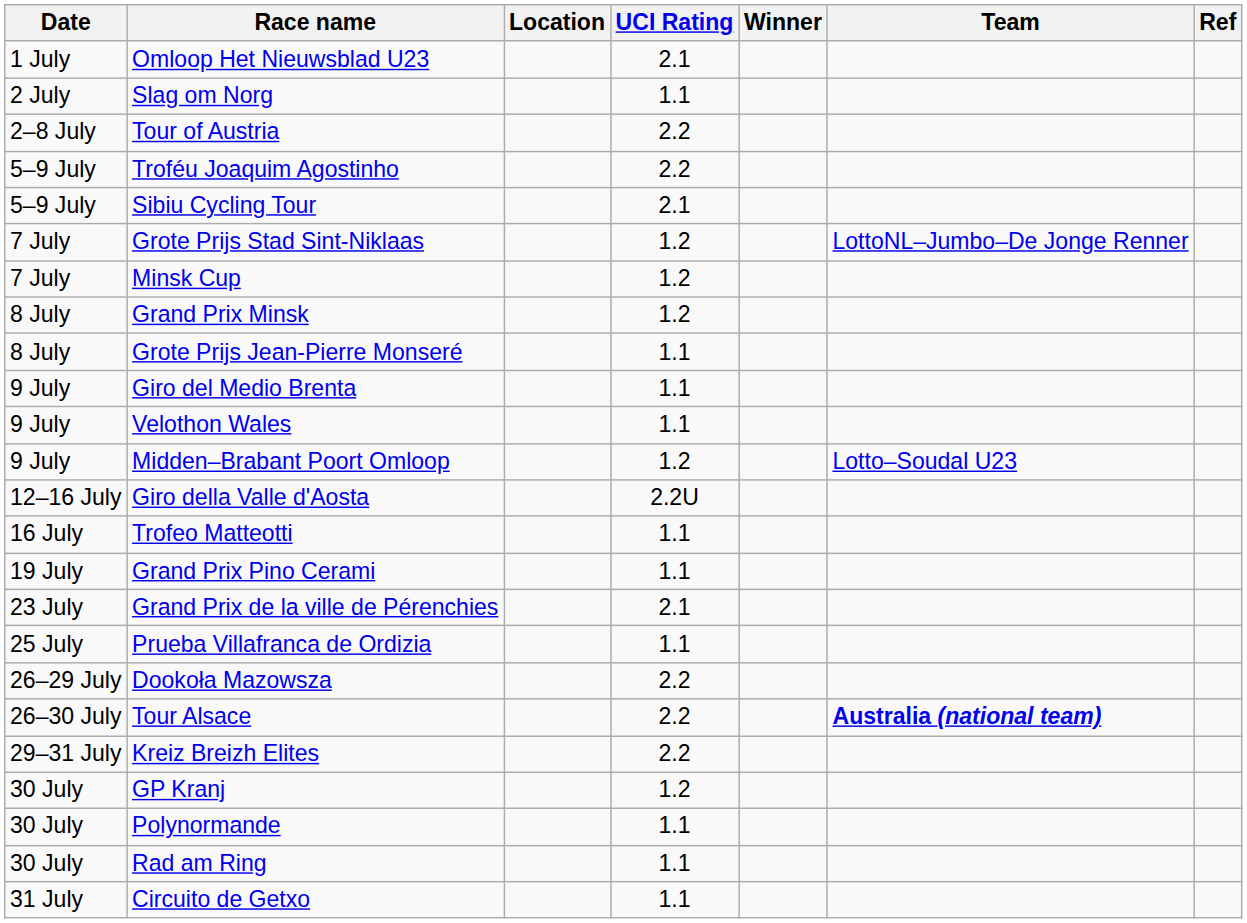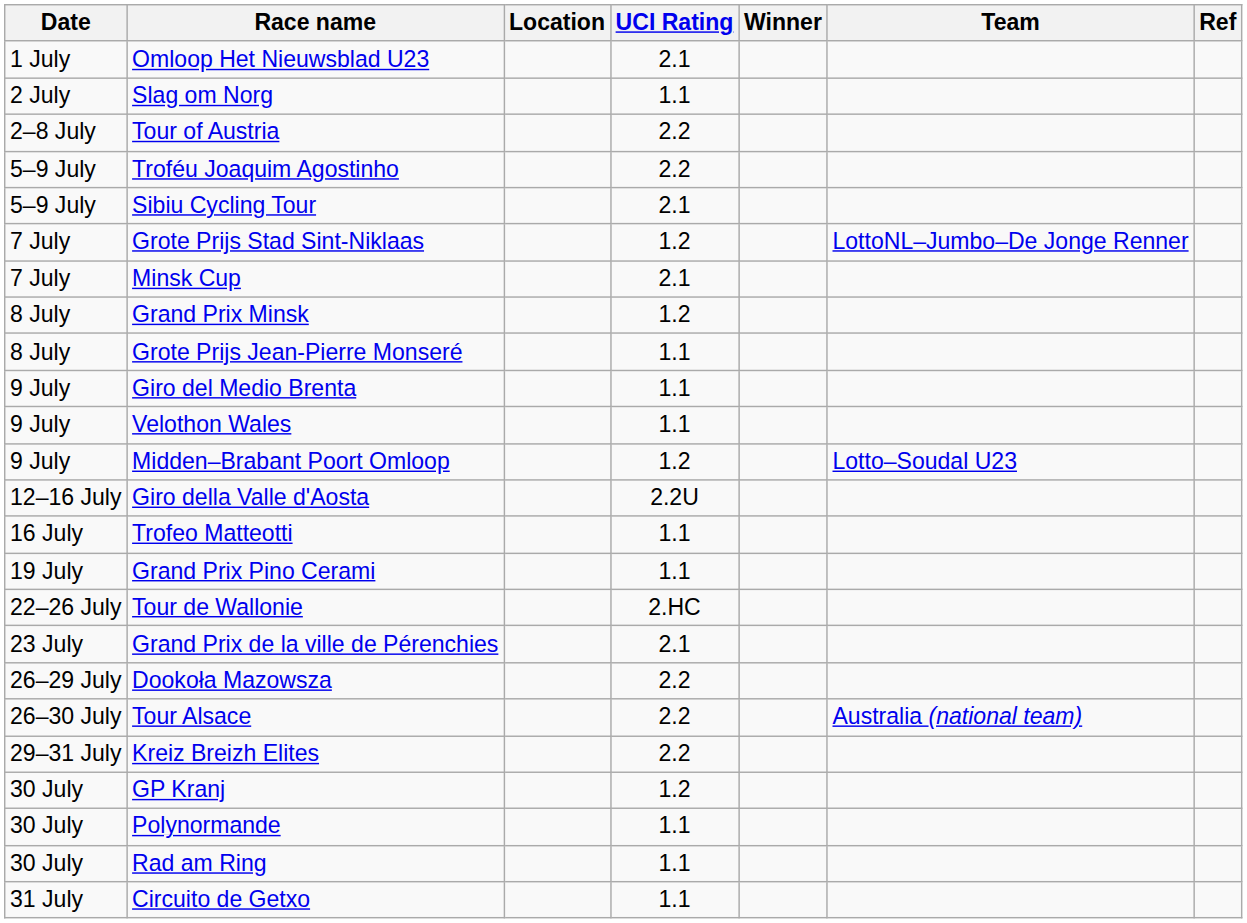(675, 278) 1.2 -> (675, 278) 2.1
+ row: (217, 607)
- row: (282, 643)
(967, 717) bold -> (957, 717) normal
